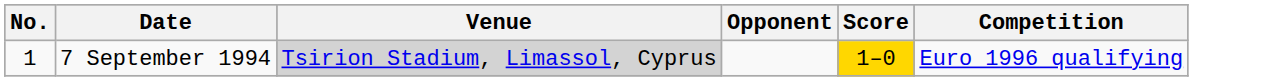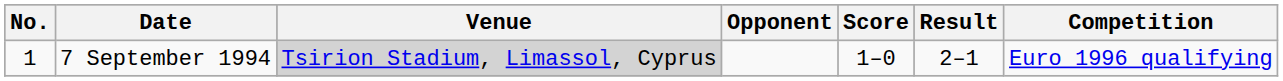+ column: (959, 23)
(876, 59) gold background -> (876, 59) no background
